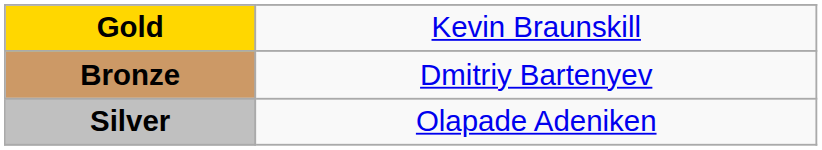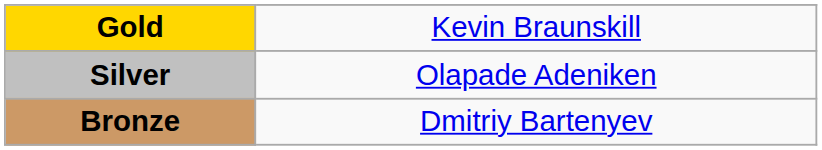rows swapped: (130, 121) <-> (130, 74)
